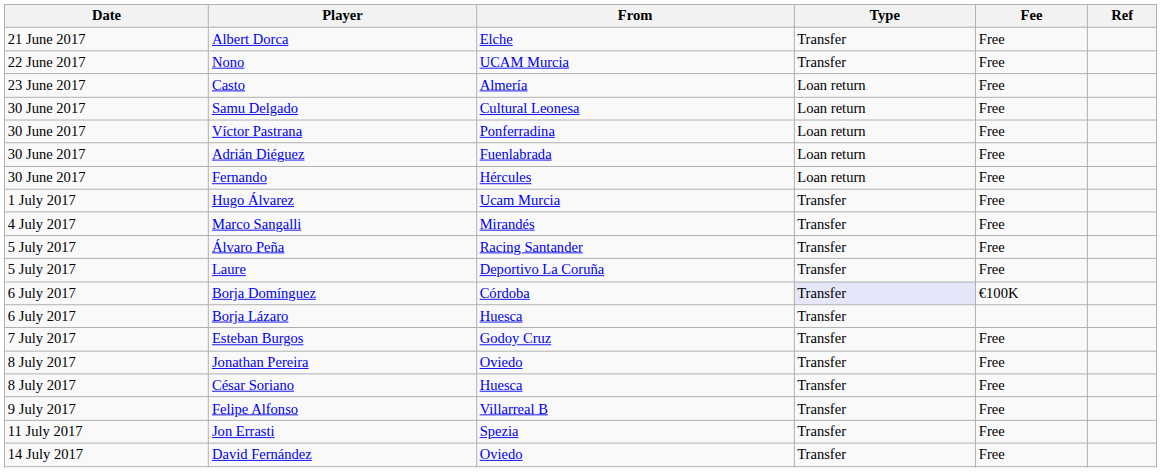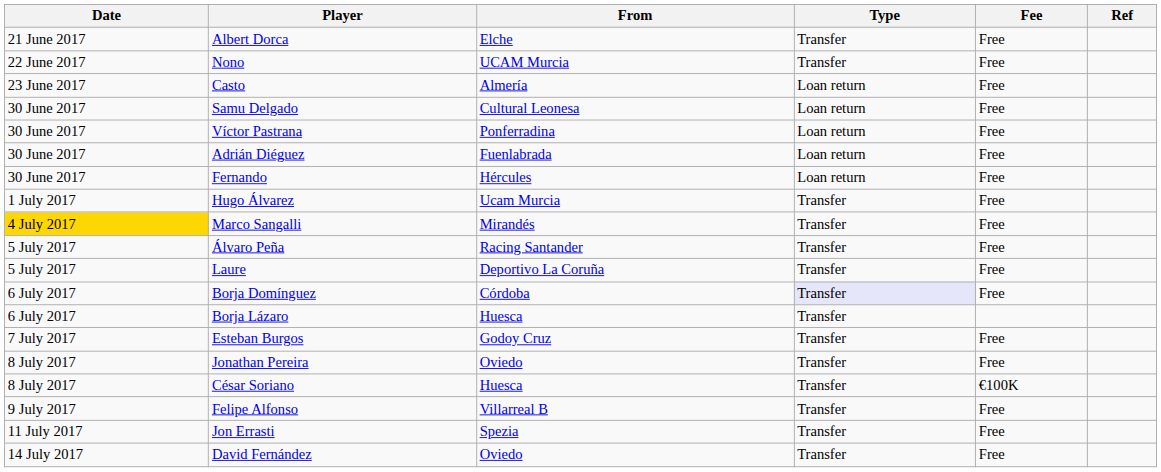(42, 223) no background -> (42, 223) gold background
(999, 293) €100K -> (992, 293) Free
(992, 385) Free -> (999, 385) €100K
